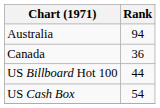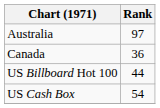(138, 34) 94 -> (138, 34) 97
